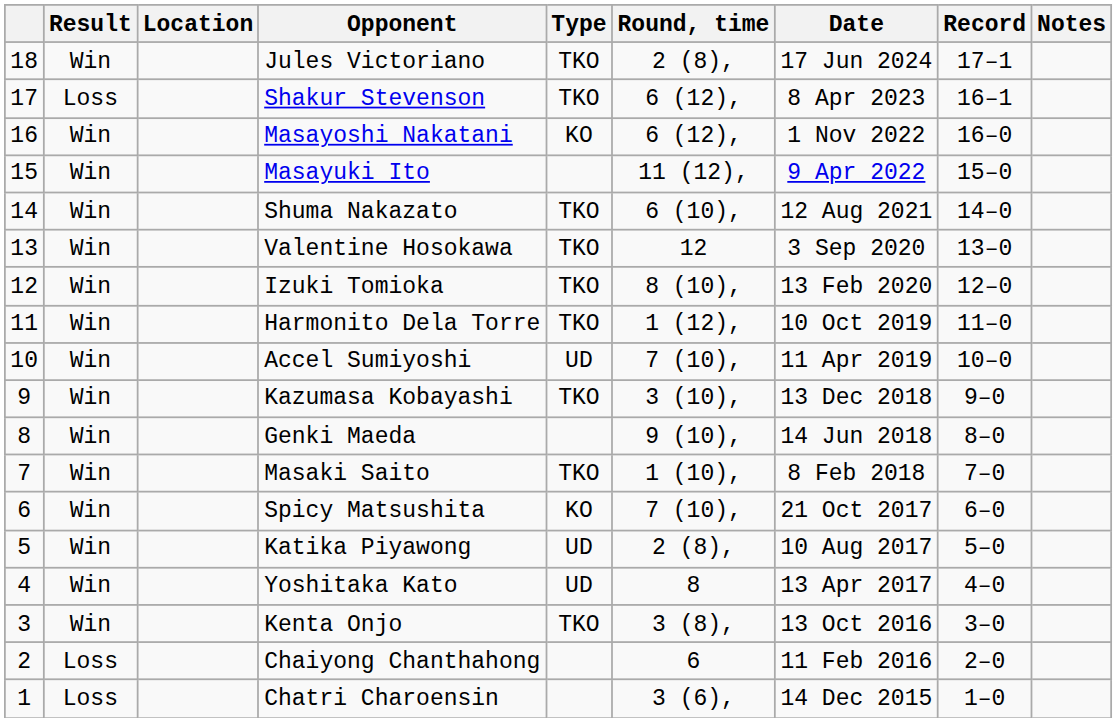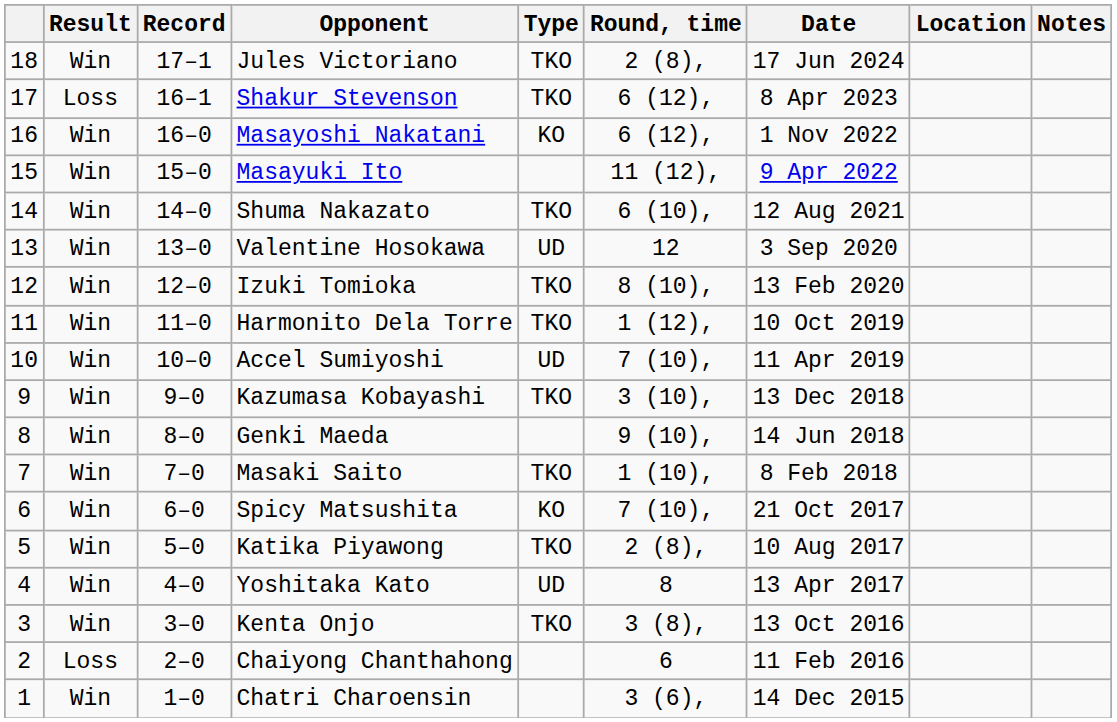columns swapped: (985, 24) <-> (198, 24)
(579, 249) TKO -> (551, 249) UD
(579, 549) UD -> (551, 549) TKO
(90, 699) Loss -> (90, 699) Win
